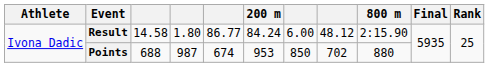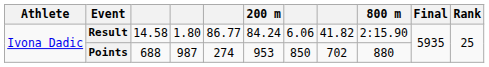(300, 33) 6.00 -> (300, 33) 6.06
(337, 33) 48.12 -> (337, 33) 41.82
(224, 52) 674 -> (224, 52) 274
